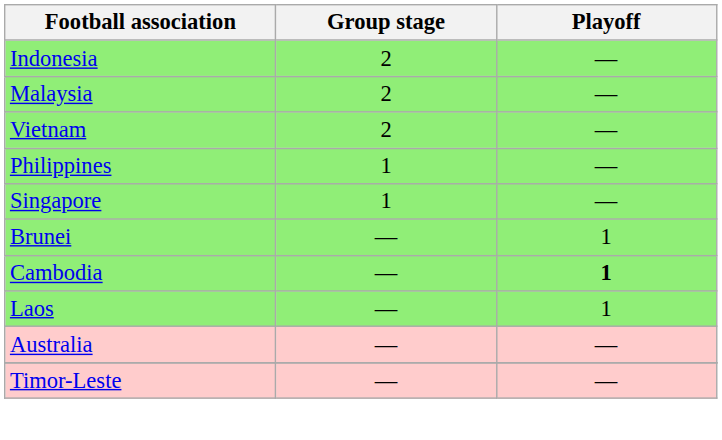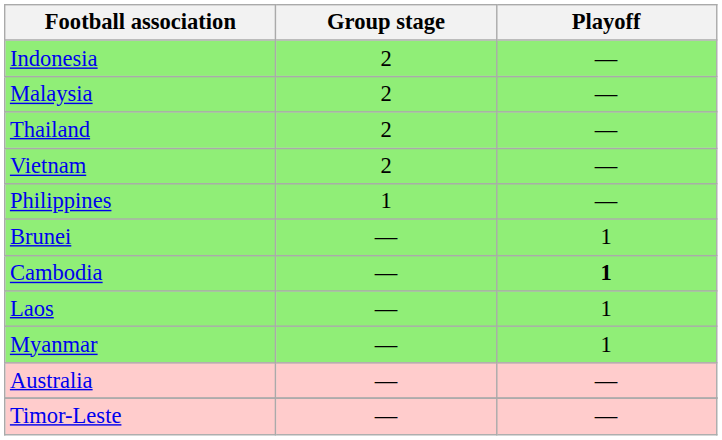+ row: (50, 129)
- row: (56, 201)
+ row: (54, 344)
